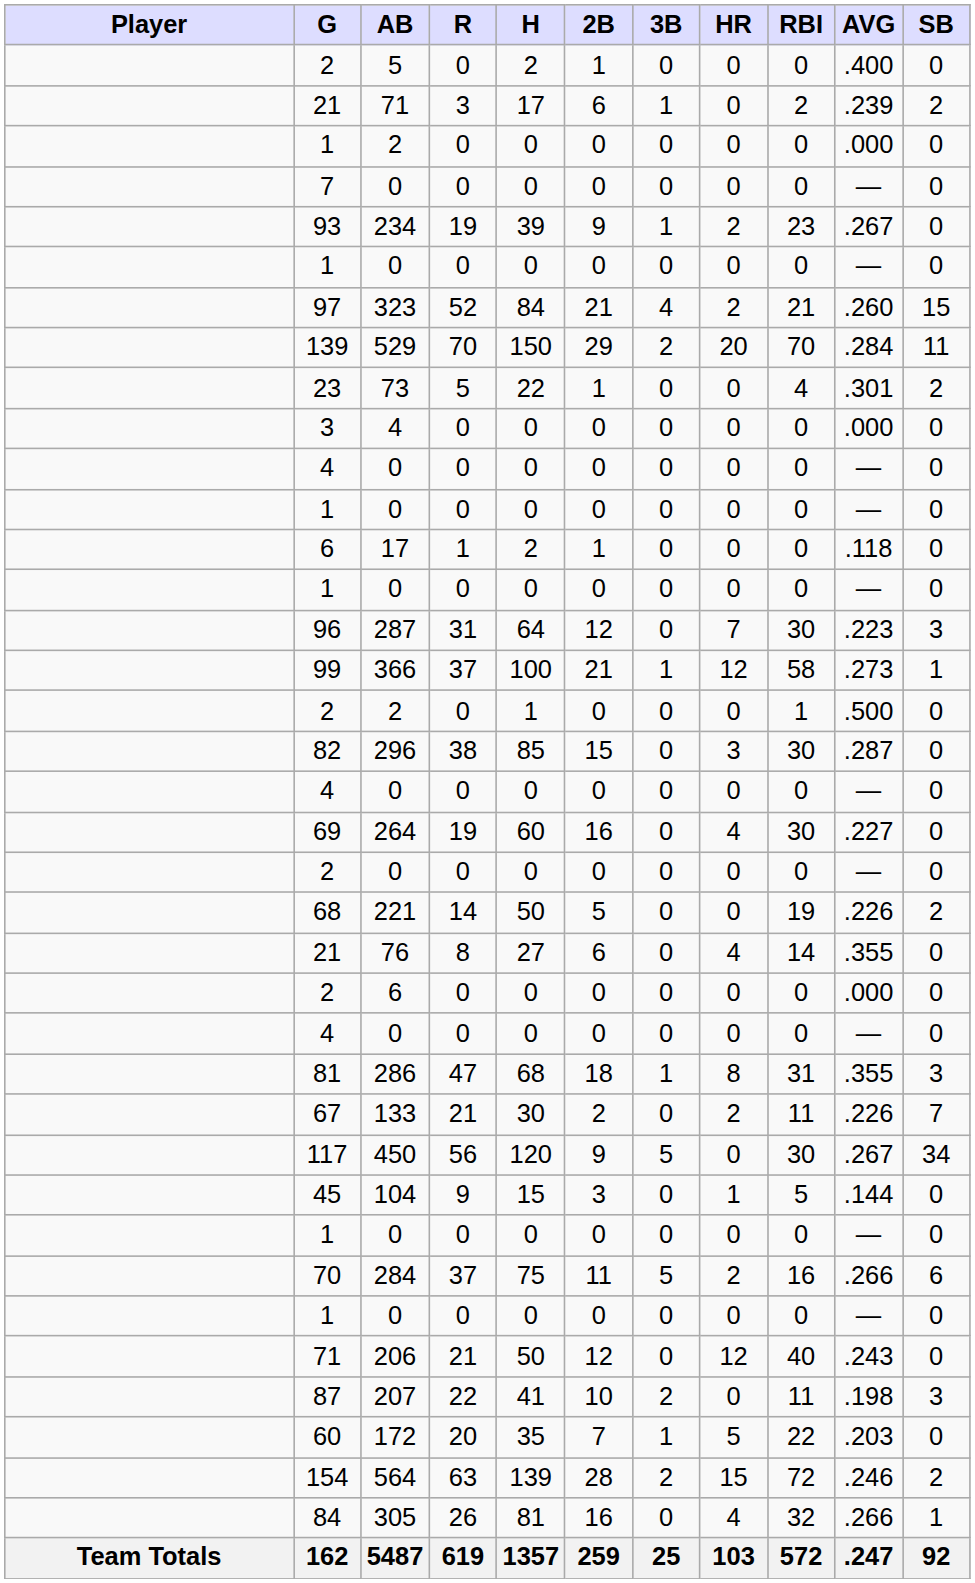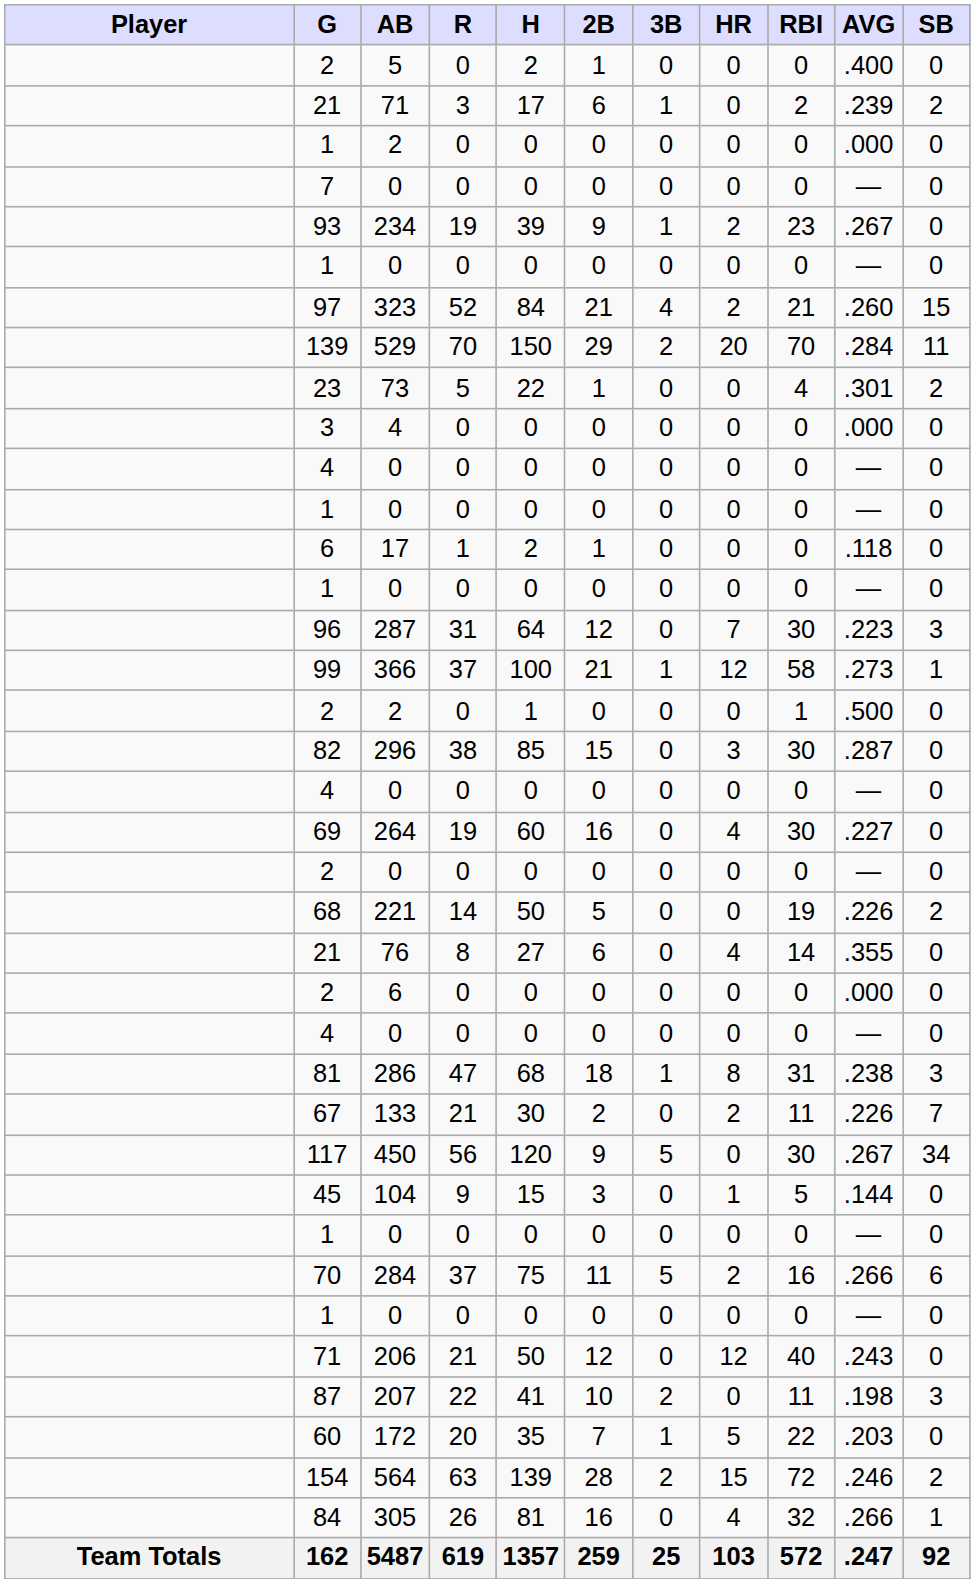(869, 1073) .355 -> (869, 1073) .238
